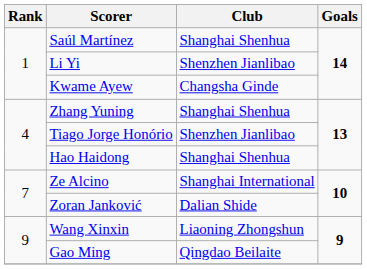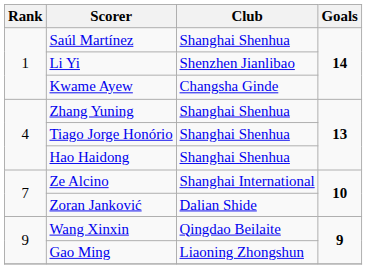(237, 134) Shenzhen Jianlibao -> (235, 134) Shanghai Shenhua
(242, 228) Liaoning Zhongshun -> (230, 228) Qingdao Beilaite
(230, 252) Qingdao Beilaite -> (242, 252) Liaoning Zhongshun
